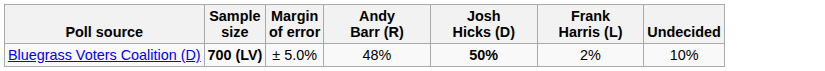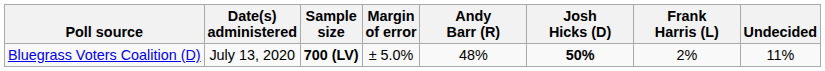+ column: (252, 24)
(684, 55) 10% -> (780, 55) 11%
